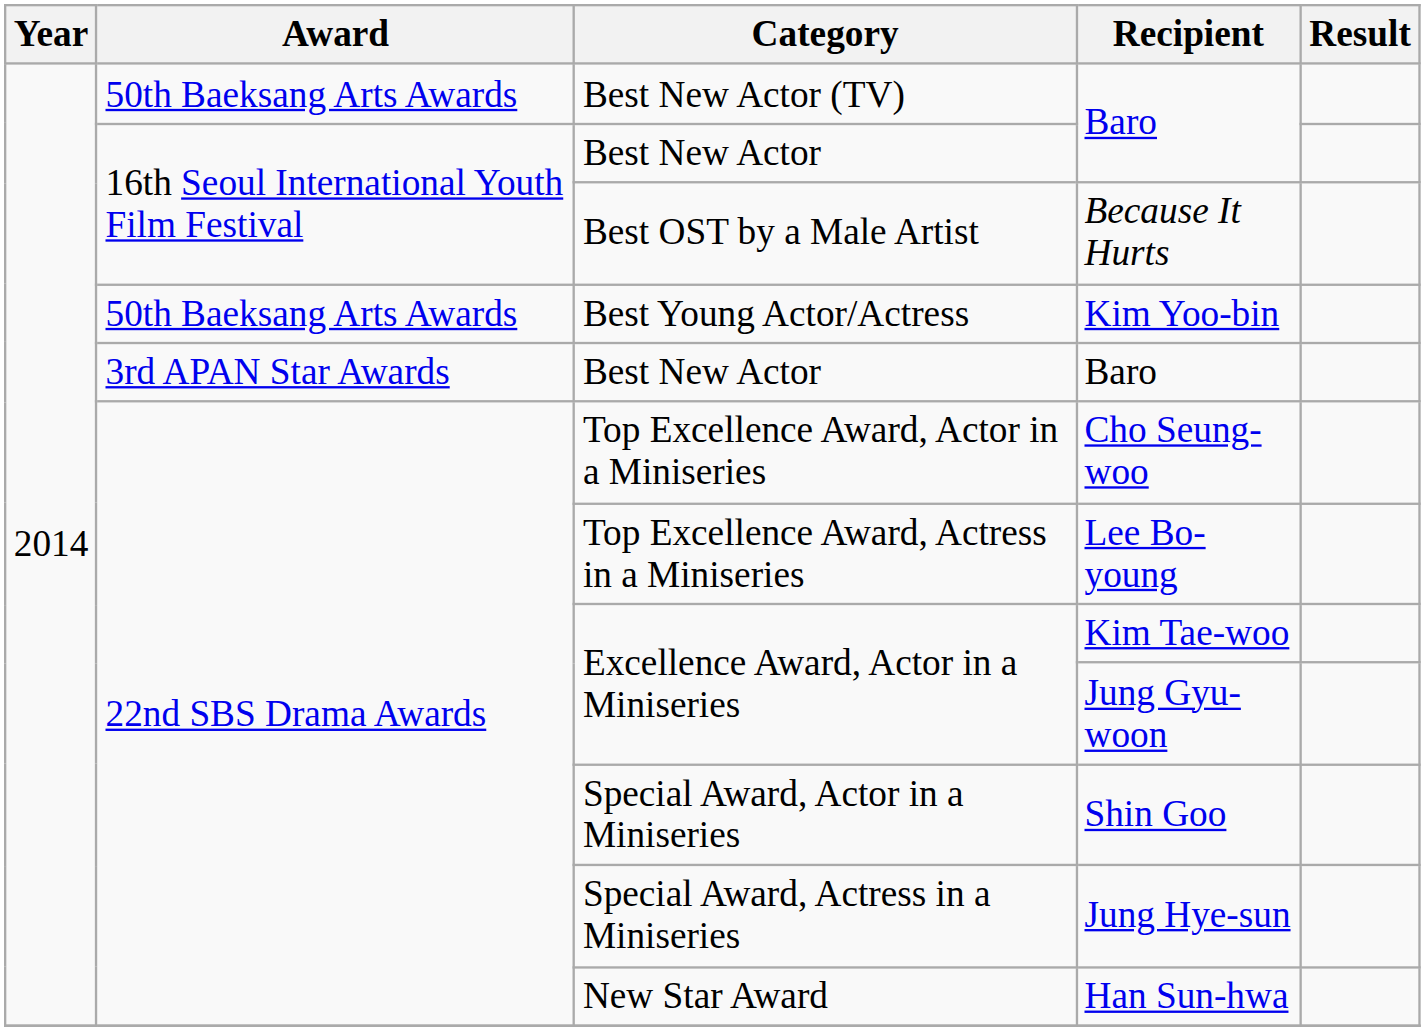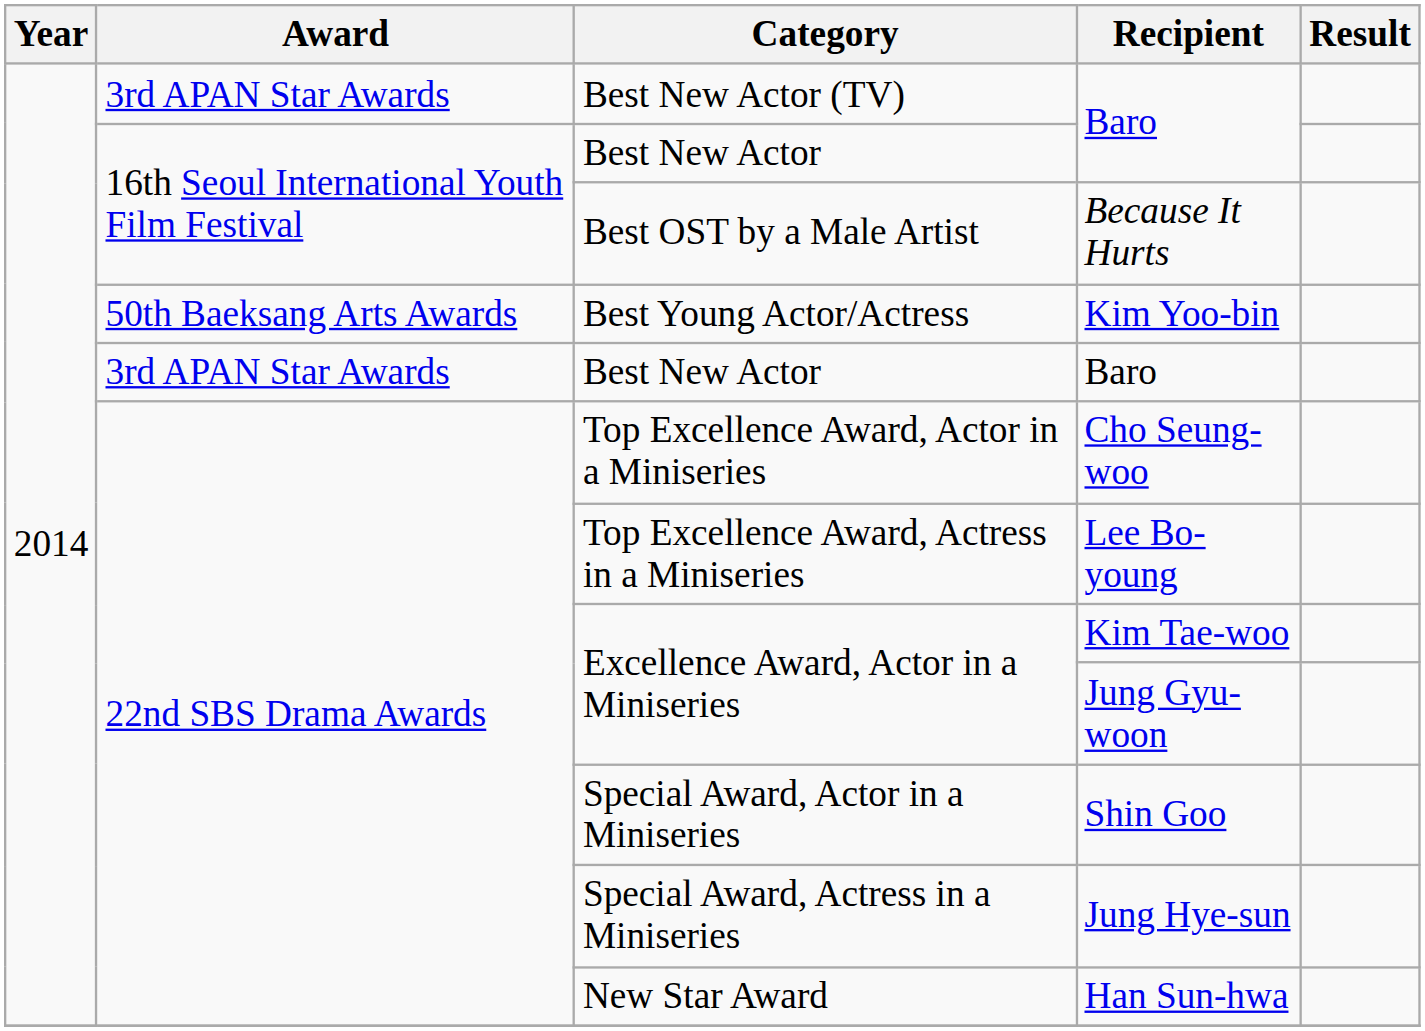(311, 93) 50th Baeksang Arts Awards -> (278, 93) 3rd APAN Star Awards
